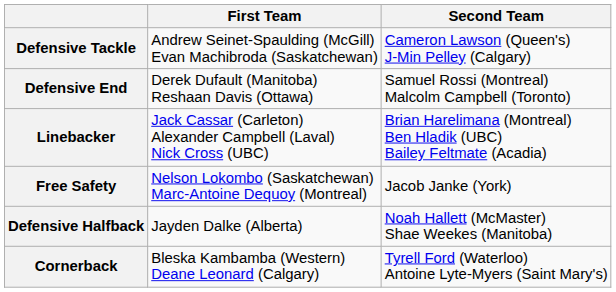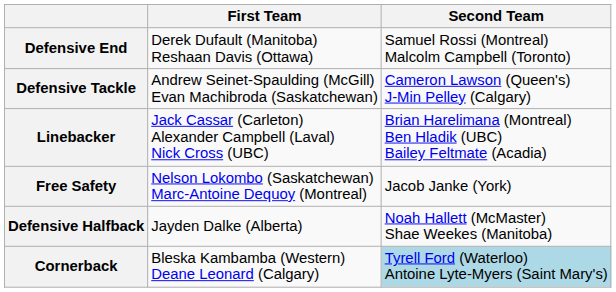rows swapped: (76, 48) <-> (76, 88)
(496, 266) no background -> (496, 266) lightblue background
